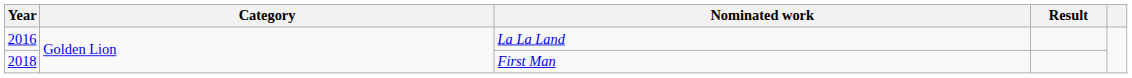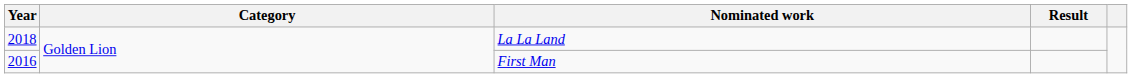(22, 38) 2016 -> (22, 38) 2018
(22, 61) 2018 -> (22, 61) 2016
